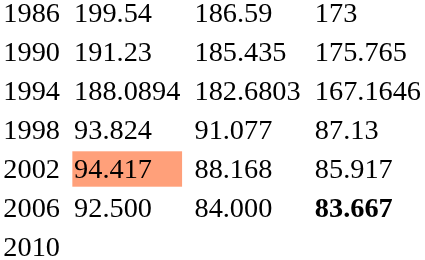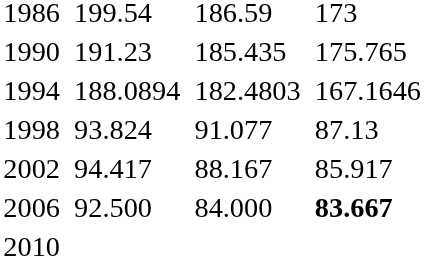(248, 90) 182.6803 -> (248, 90) 182.4803
(113, 168) lightsalmon background -> (113, 168) no background
(233, 168) 88.168 -> (233, 168) 88.167
